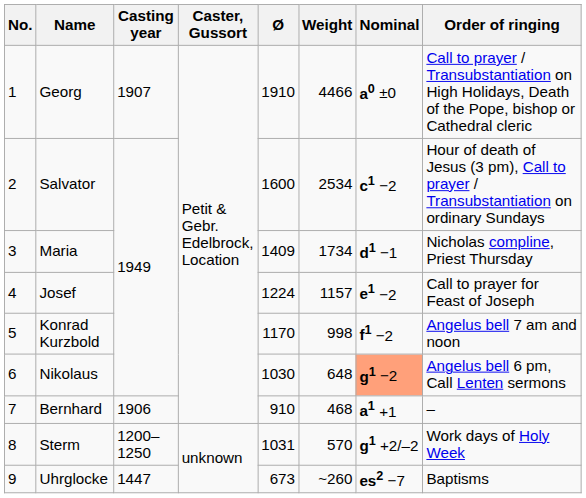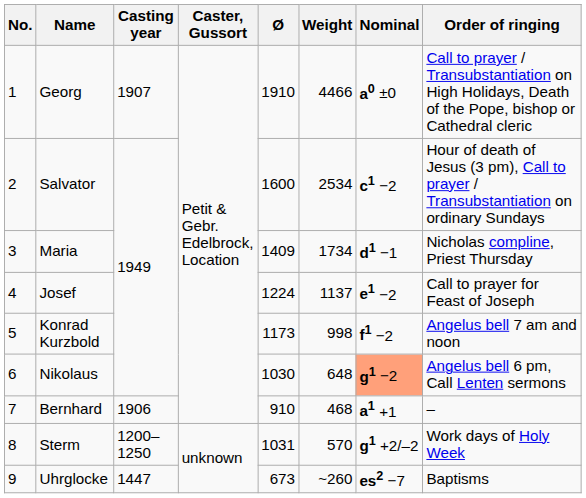(336, 292) 1157 -> (336, 292) 1137
(279, 333) 1170 -> (279, 333) 1173
